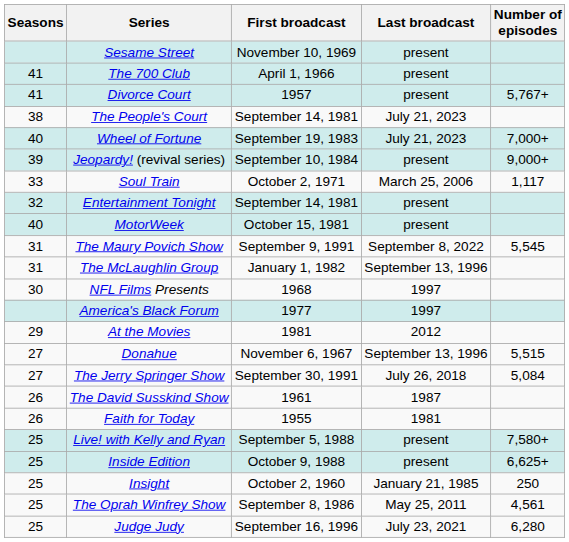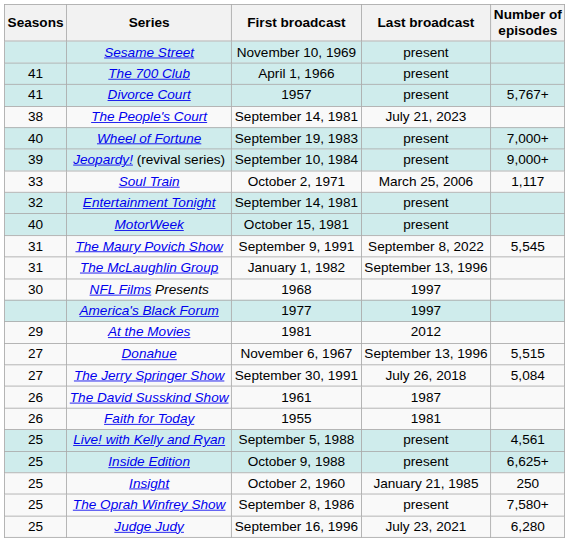(426, 138) July 21, 2023 -> (426, 138) present
(528, 440) 7,580+ -> (528, 440) 4,561
(426, 505) May 25, 2011 -> (426, 505) present
(528, 505) 4,561 -> (528, 505) 7,580+
